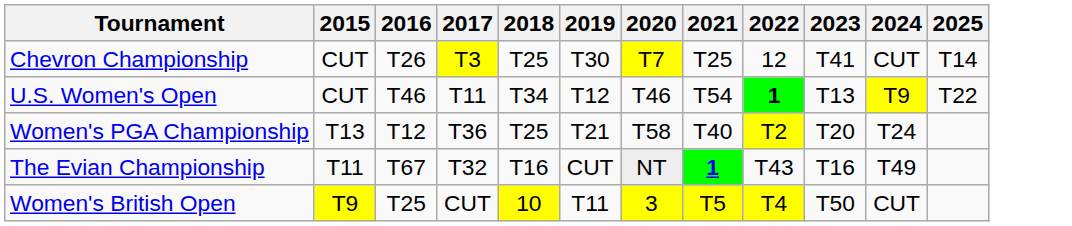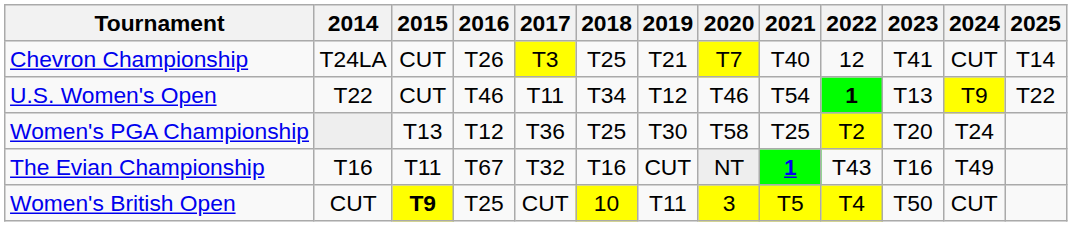+ column: (353, 23)
(590, 59) T30 -> (668, 59) T21
(713, 59) T25 -> (790, 59) T40
(590, 131) T21 -> (668, 131) T30
(713, 131) T40 -> (790, 131) T25
(345, 203) normal -> (423, 203) bold
